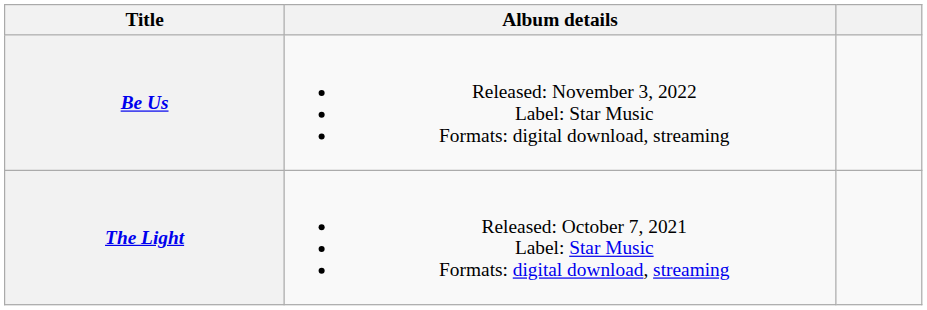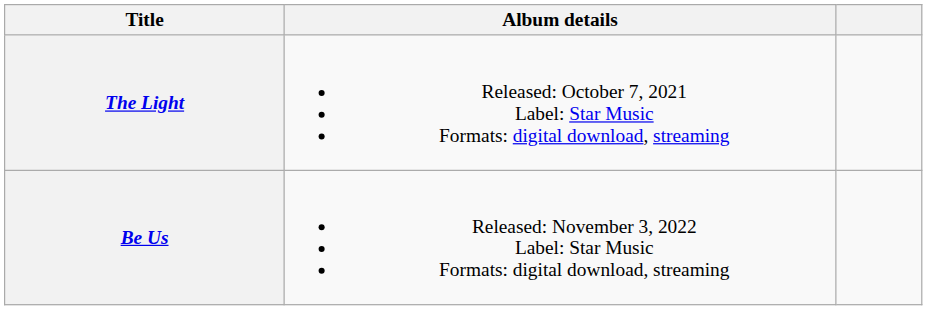rows swapped: (145, 237) <-> (145, 102)
